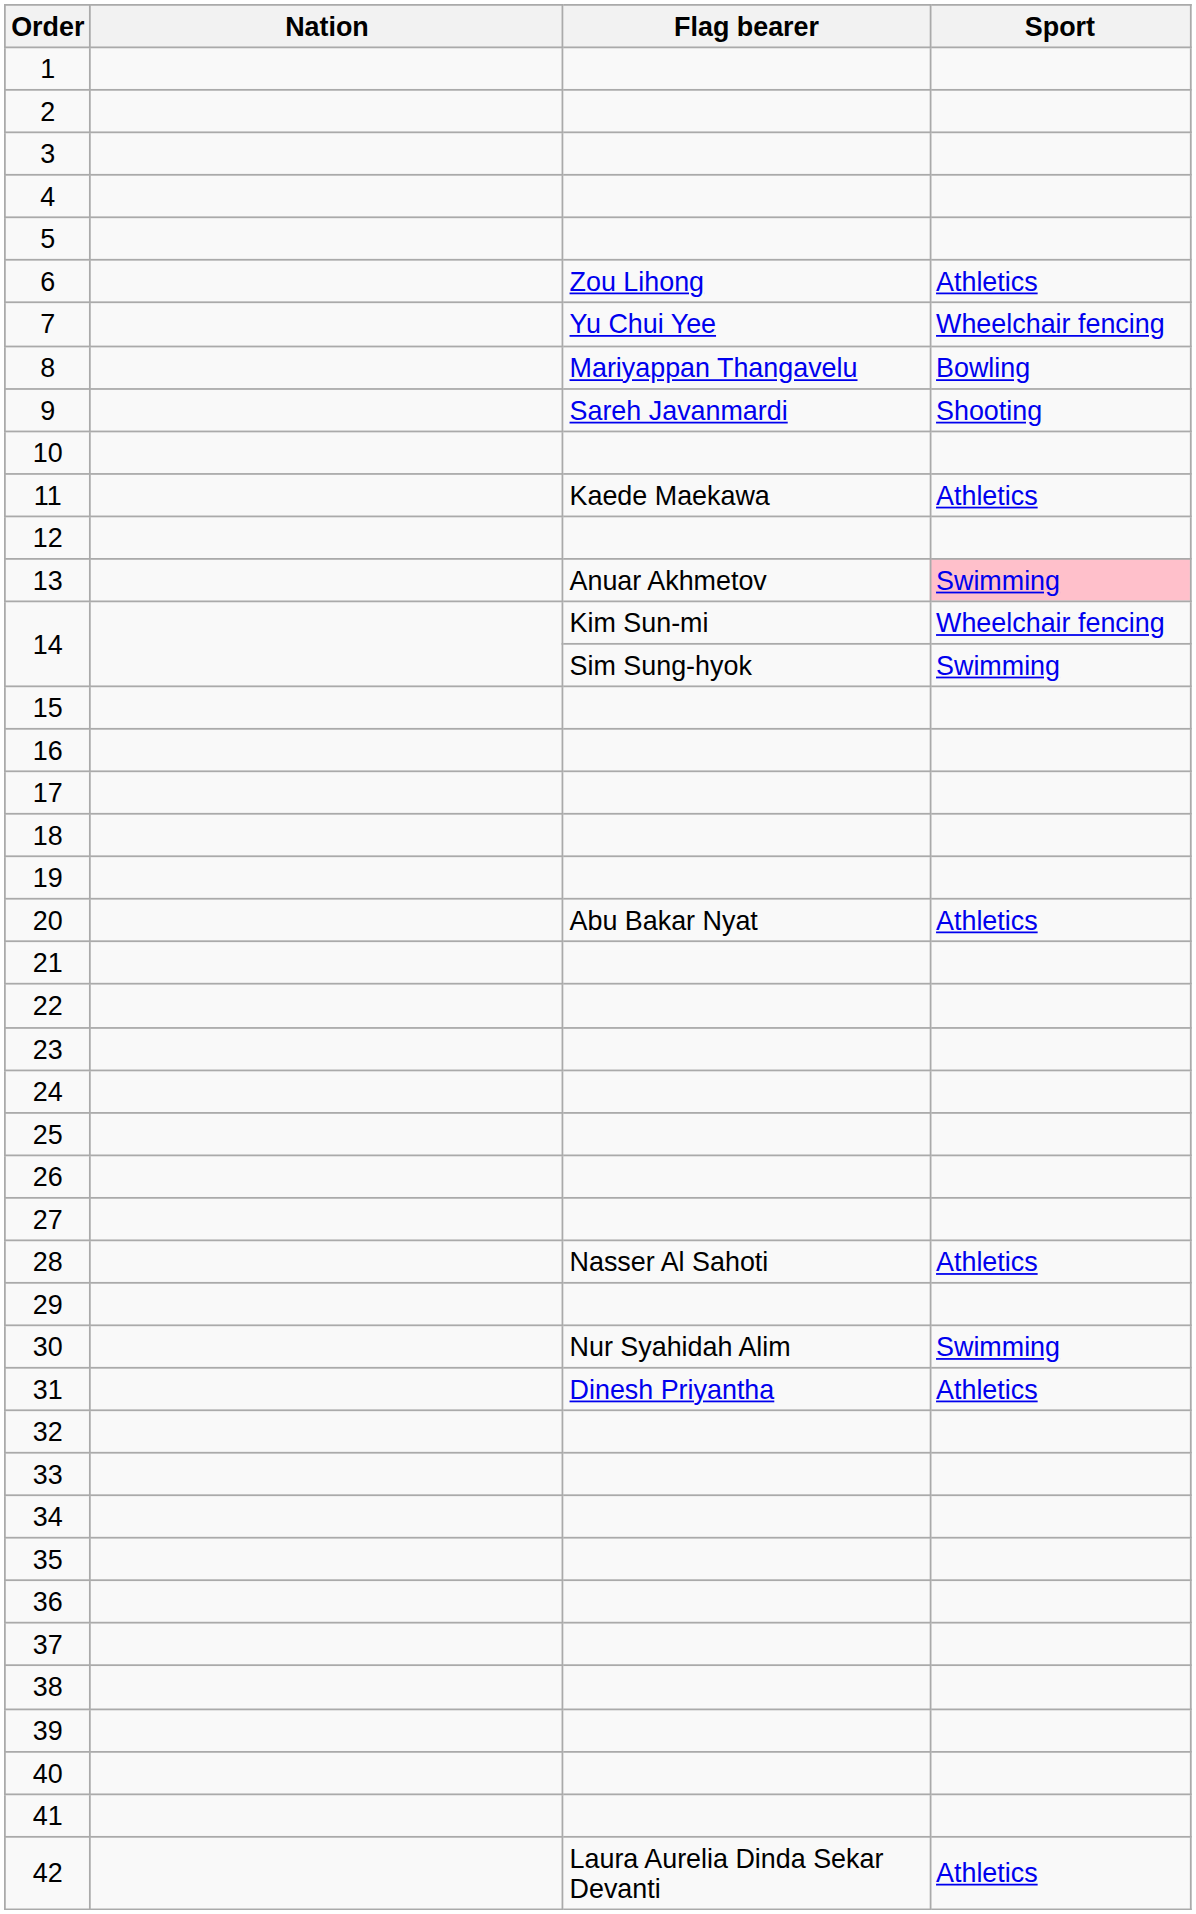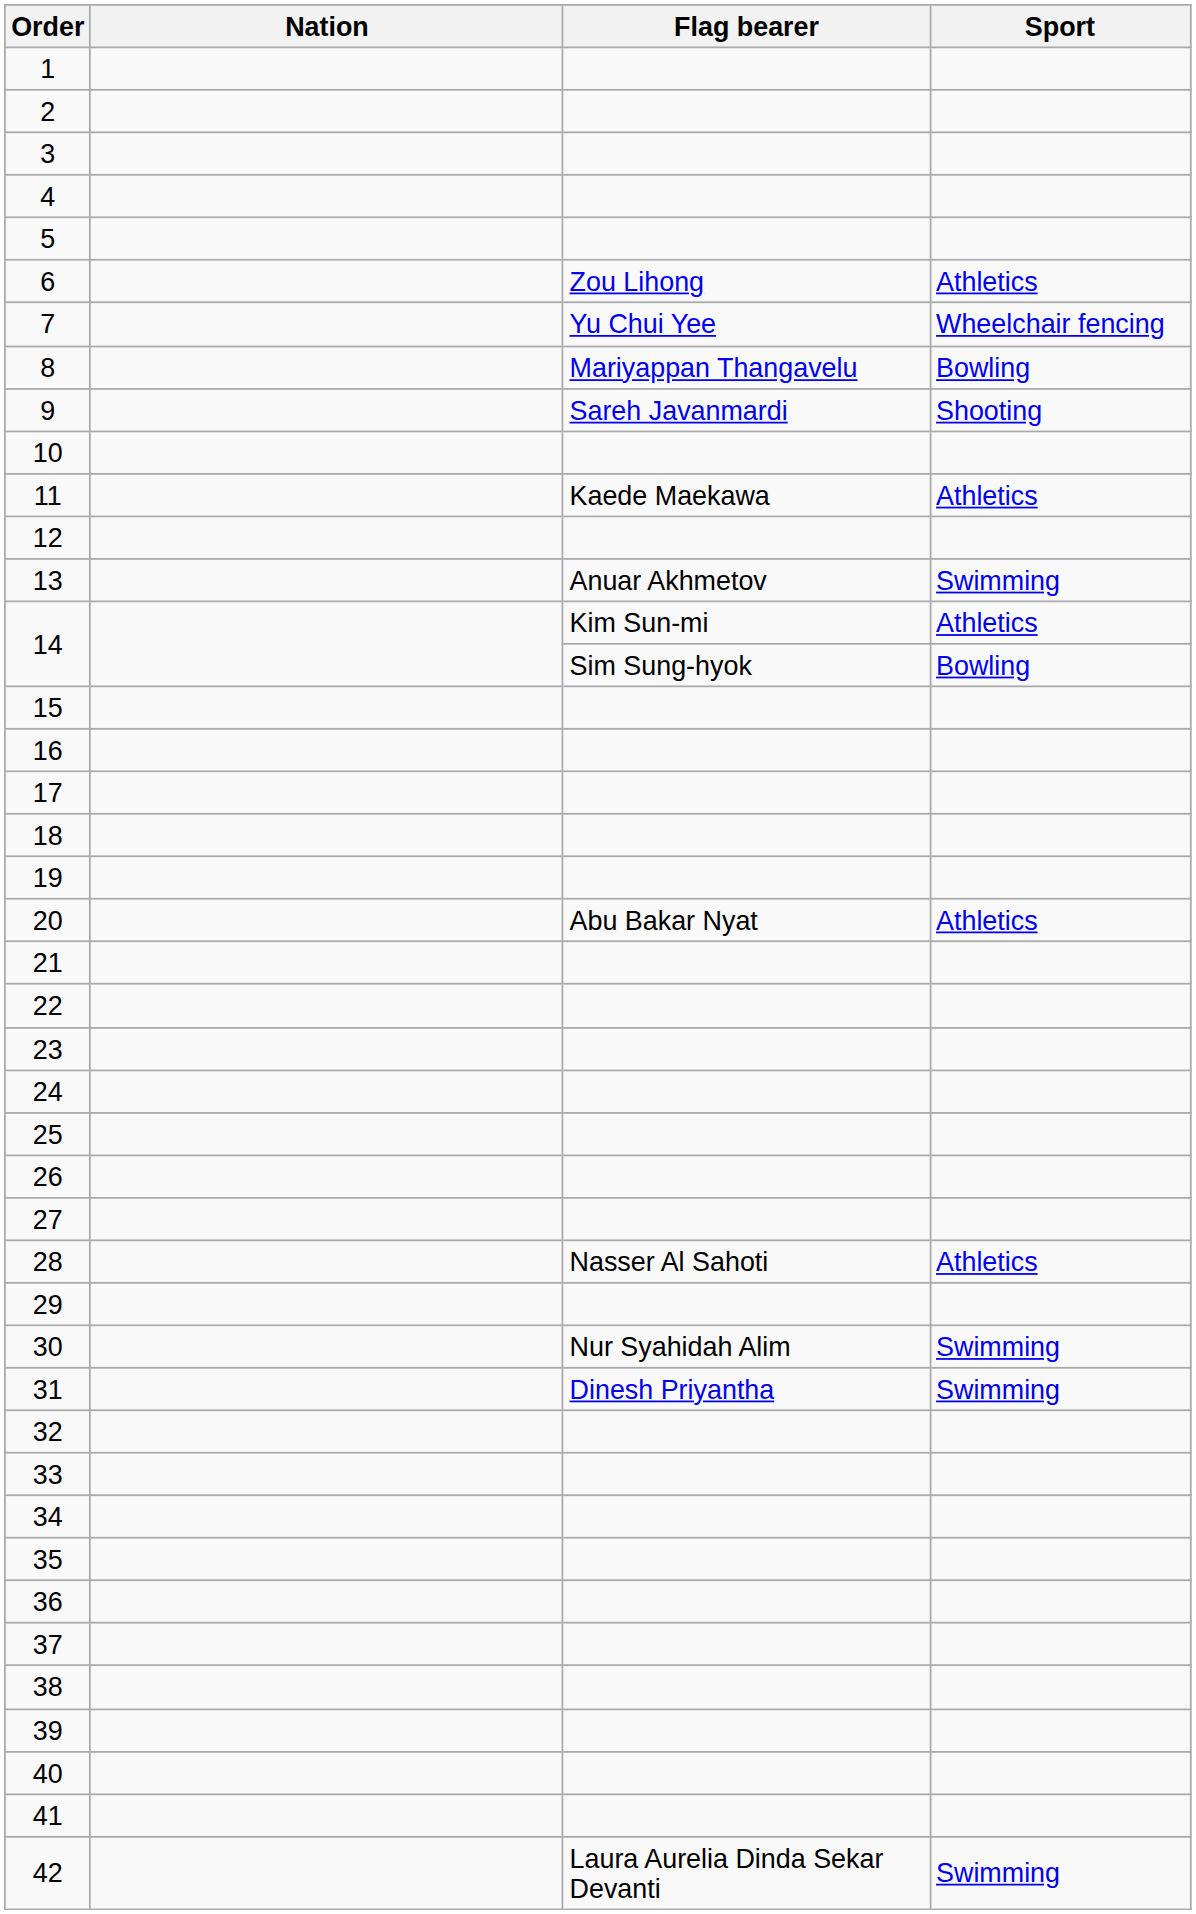(998, 580) pink background -> (998, 580) no background
(1050, 623) Wheelchair fencing -> (987, 623) Athletics
(998, 665) Swimming -> (983, 665) Bowling
(987, 1389) Athletics -> (998, 1389) Swimming
(987, 1873) Athletics -> (998, 1873) Swimming
